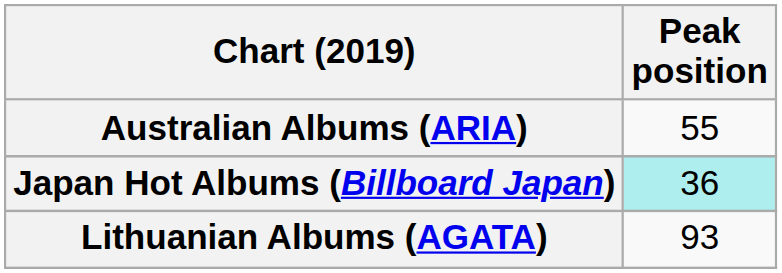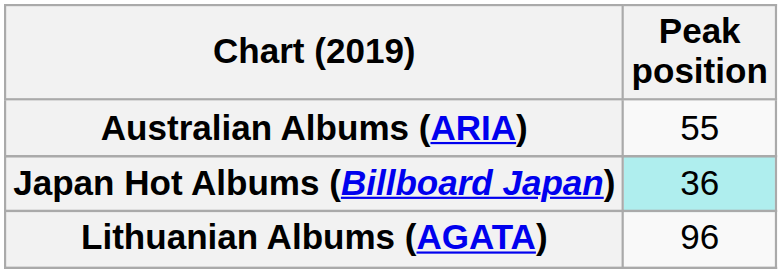(700, 238) 93 -> (700, 238) 96
